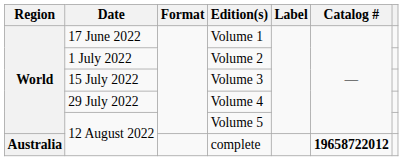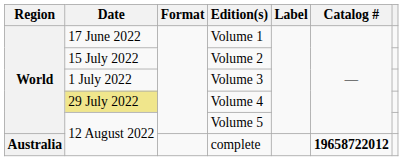(100, 58) 1 July 2022 -> (103, 58) 15 July 2022
(103, 79) 15 July 2022 -> (100, 79) 1 July 2022
(103, 101) no background -> (103, 101) khaki background
